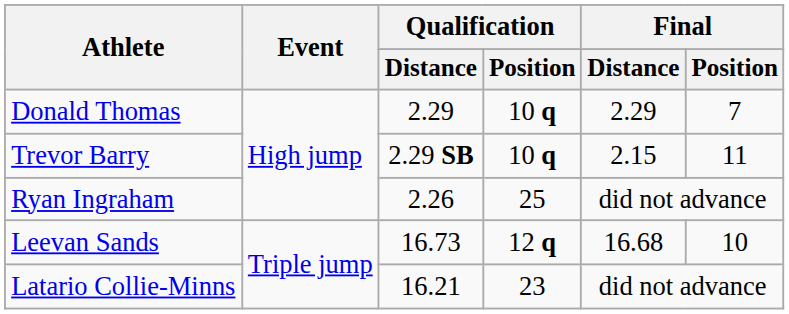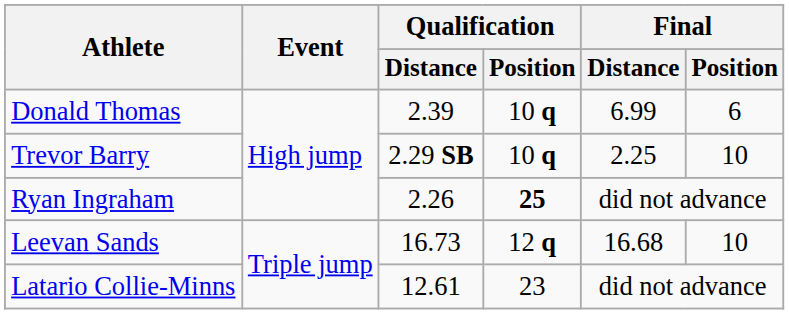(431, 111) 2.29 -> (431, 111) 2.39
(633, 111) 2.29 -> (633, 111) 6.99
(735, 111) 7 -> (735, 111) 6
(633, 155) 2.15 -> (633, 155) 2.25
(735, 155) 11 -> (735, 155) 10
(532, 199) normal -> (532, 199) bold
(431, 286) 16.21 -> (431, 286) 12.61
